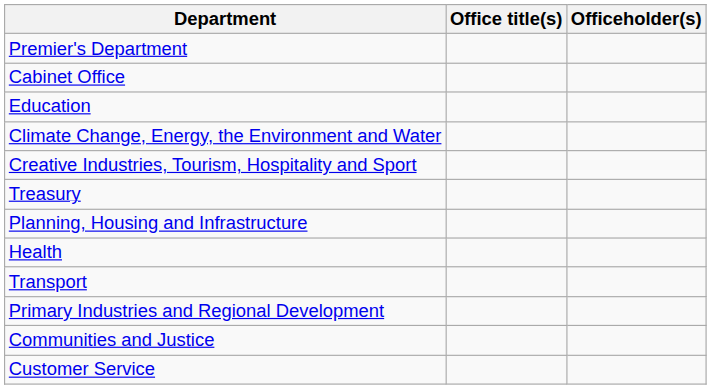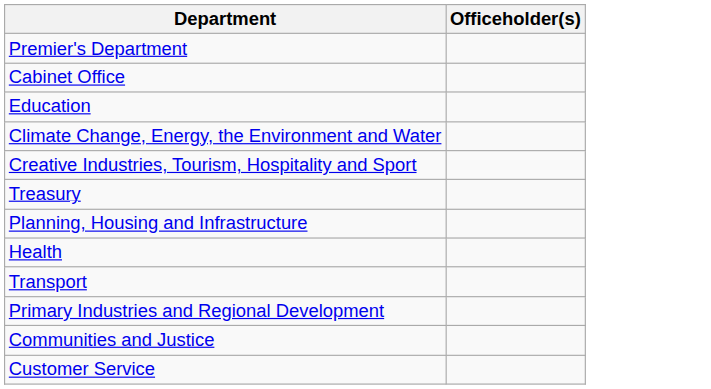- column: (506, 19)
